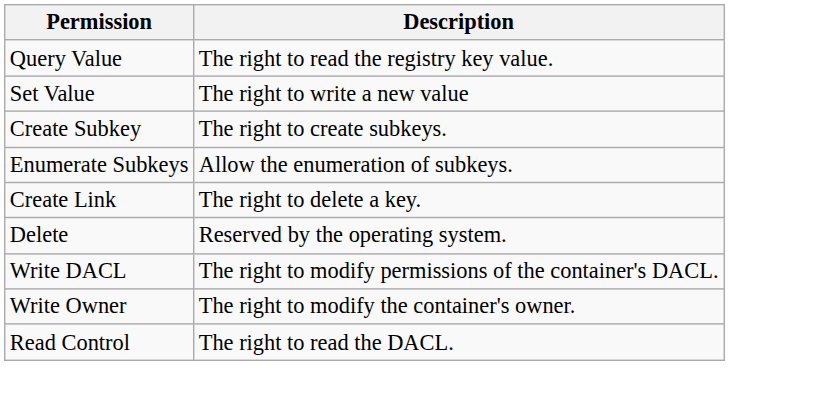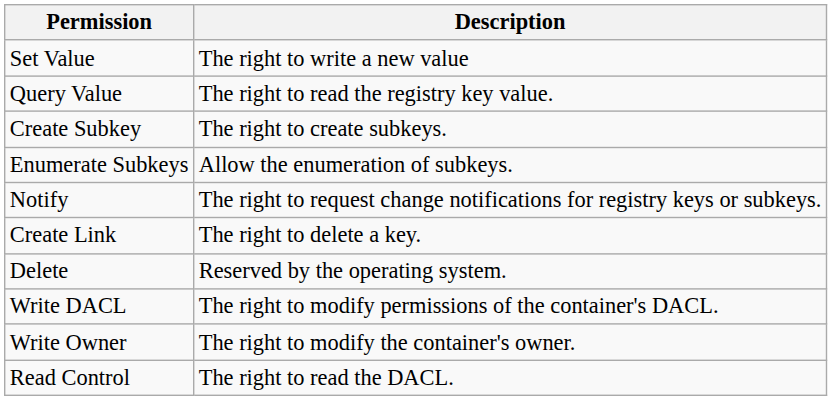rows swapped: (66, 57) <-> (52, 93)
+ row: (39, 199)
